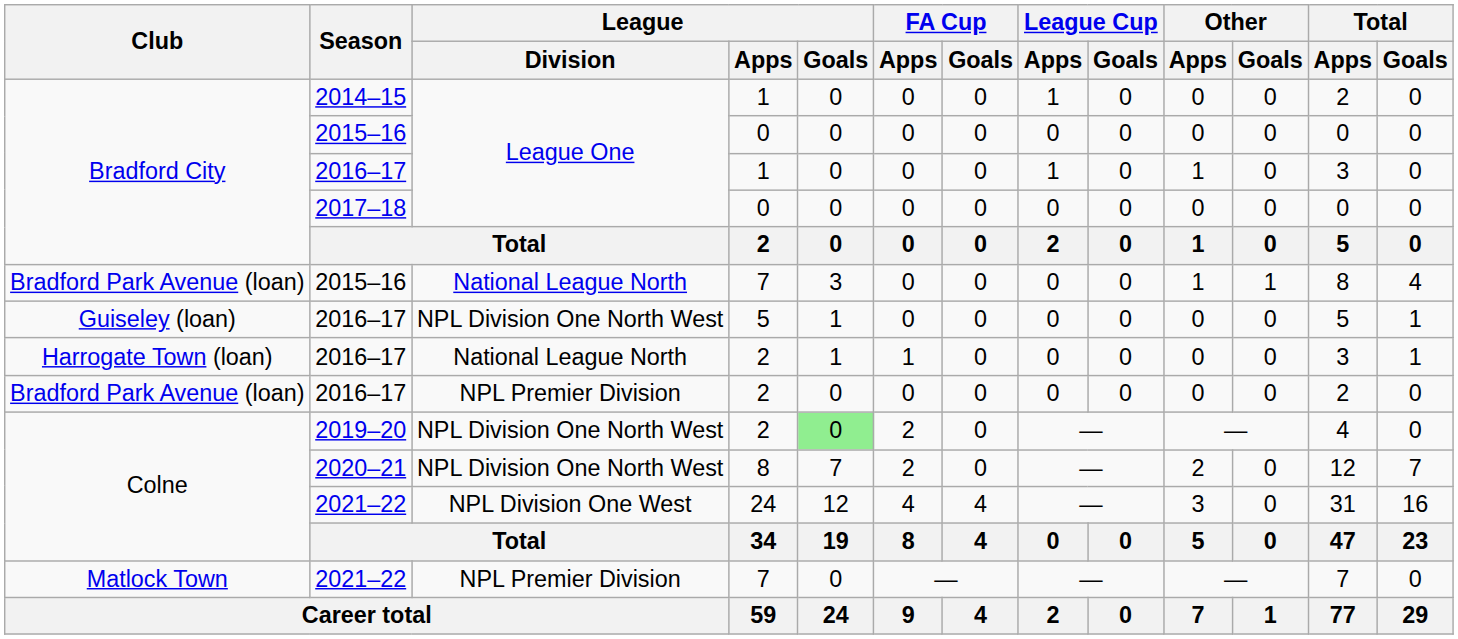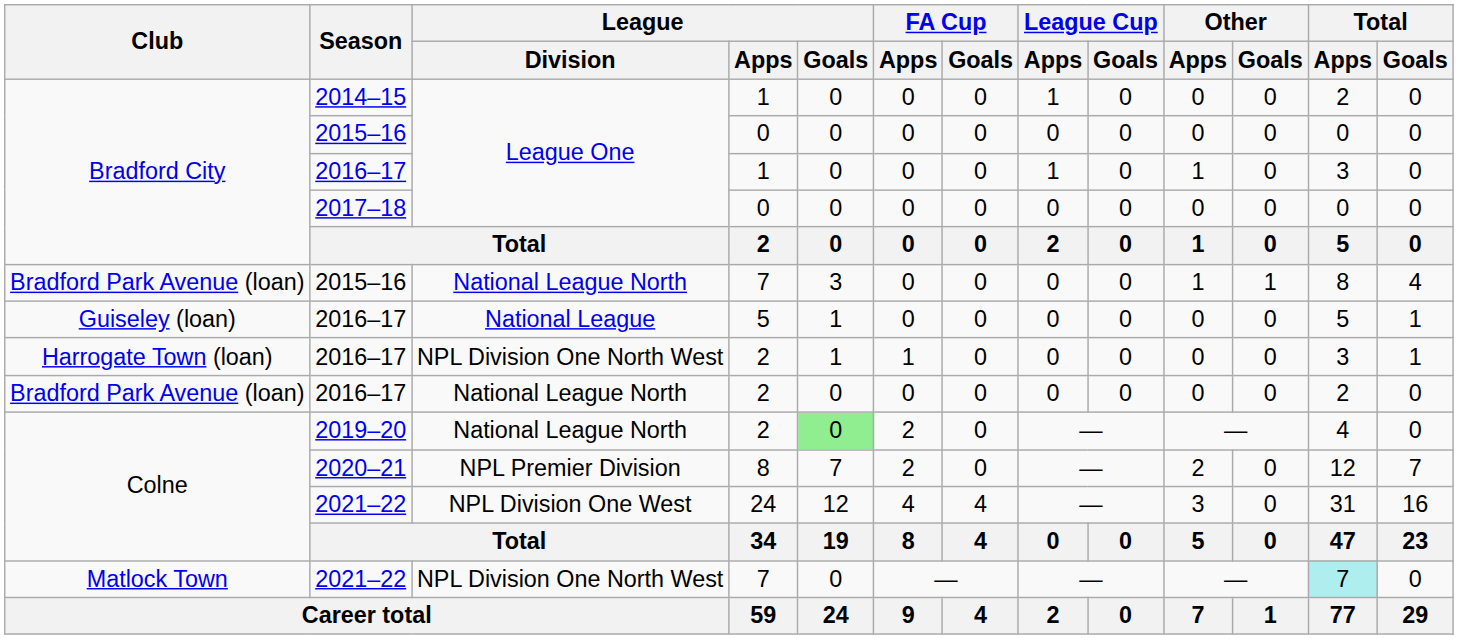(570, 319) NPL Division One North West -> (570, 319) National League
(570, 356) National League North -> (570, 356) NPL Division One North West
(570, 393) NPL Premier Division -> (570, 393) National League North
(570, 430) NPL Division One North West -> (570, 430) National League North
(570, 467) NPL Division One North West -> (570, 467) NPL Premier Division
(570, 578) NPL Premier Division -> (570, 578) NPL Division One North West
(1343, 578) no background -> (1343, 578) paleturquoise background
